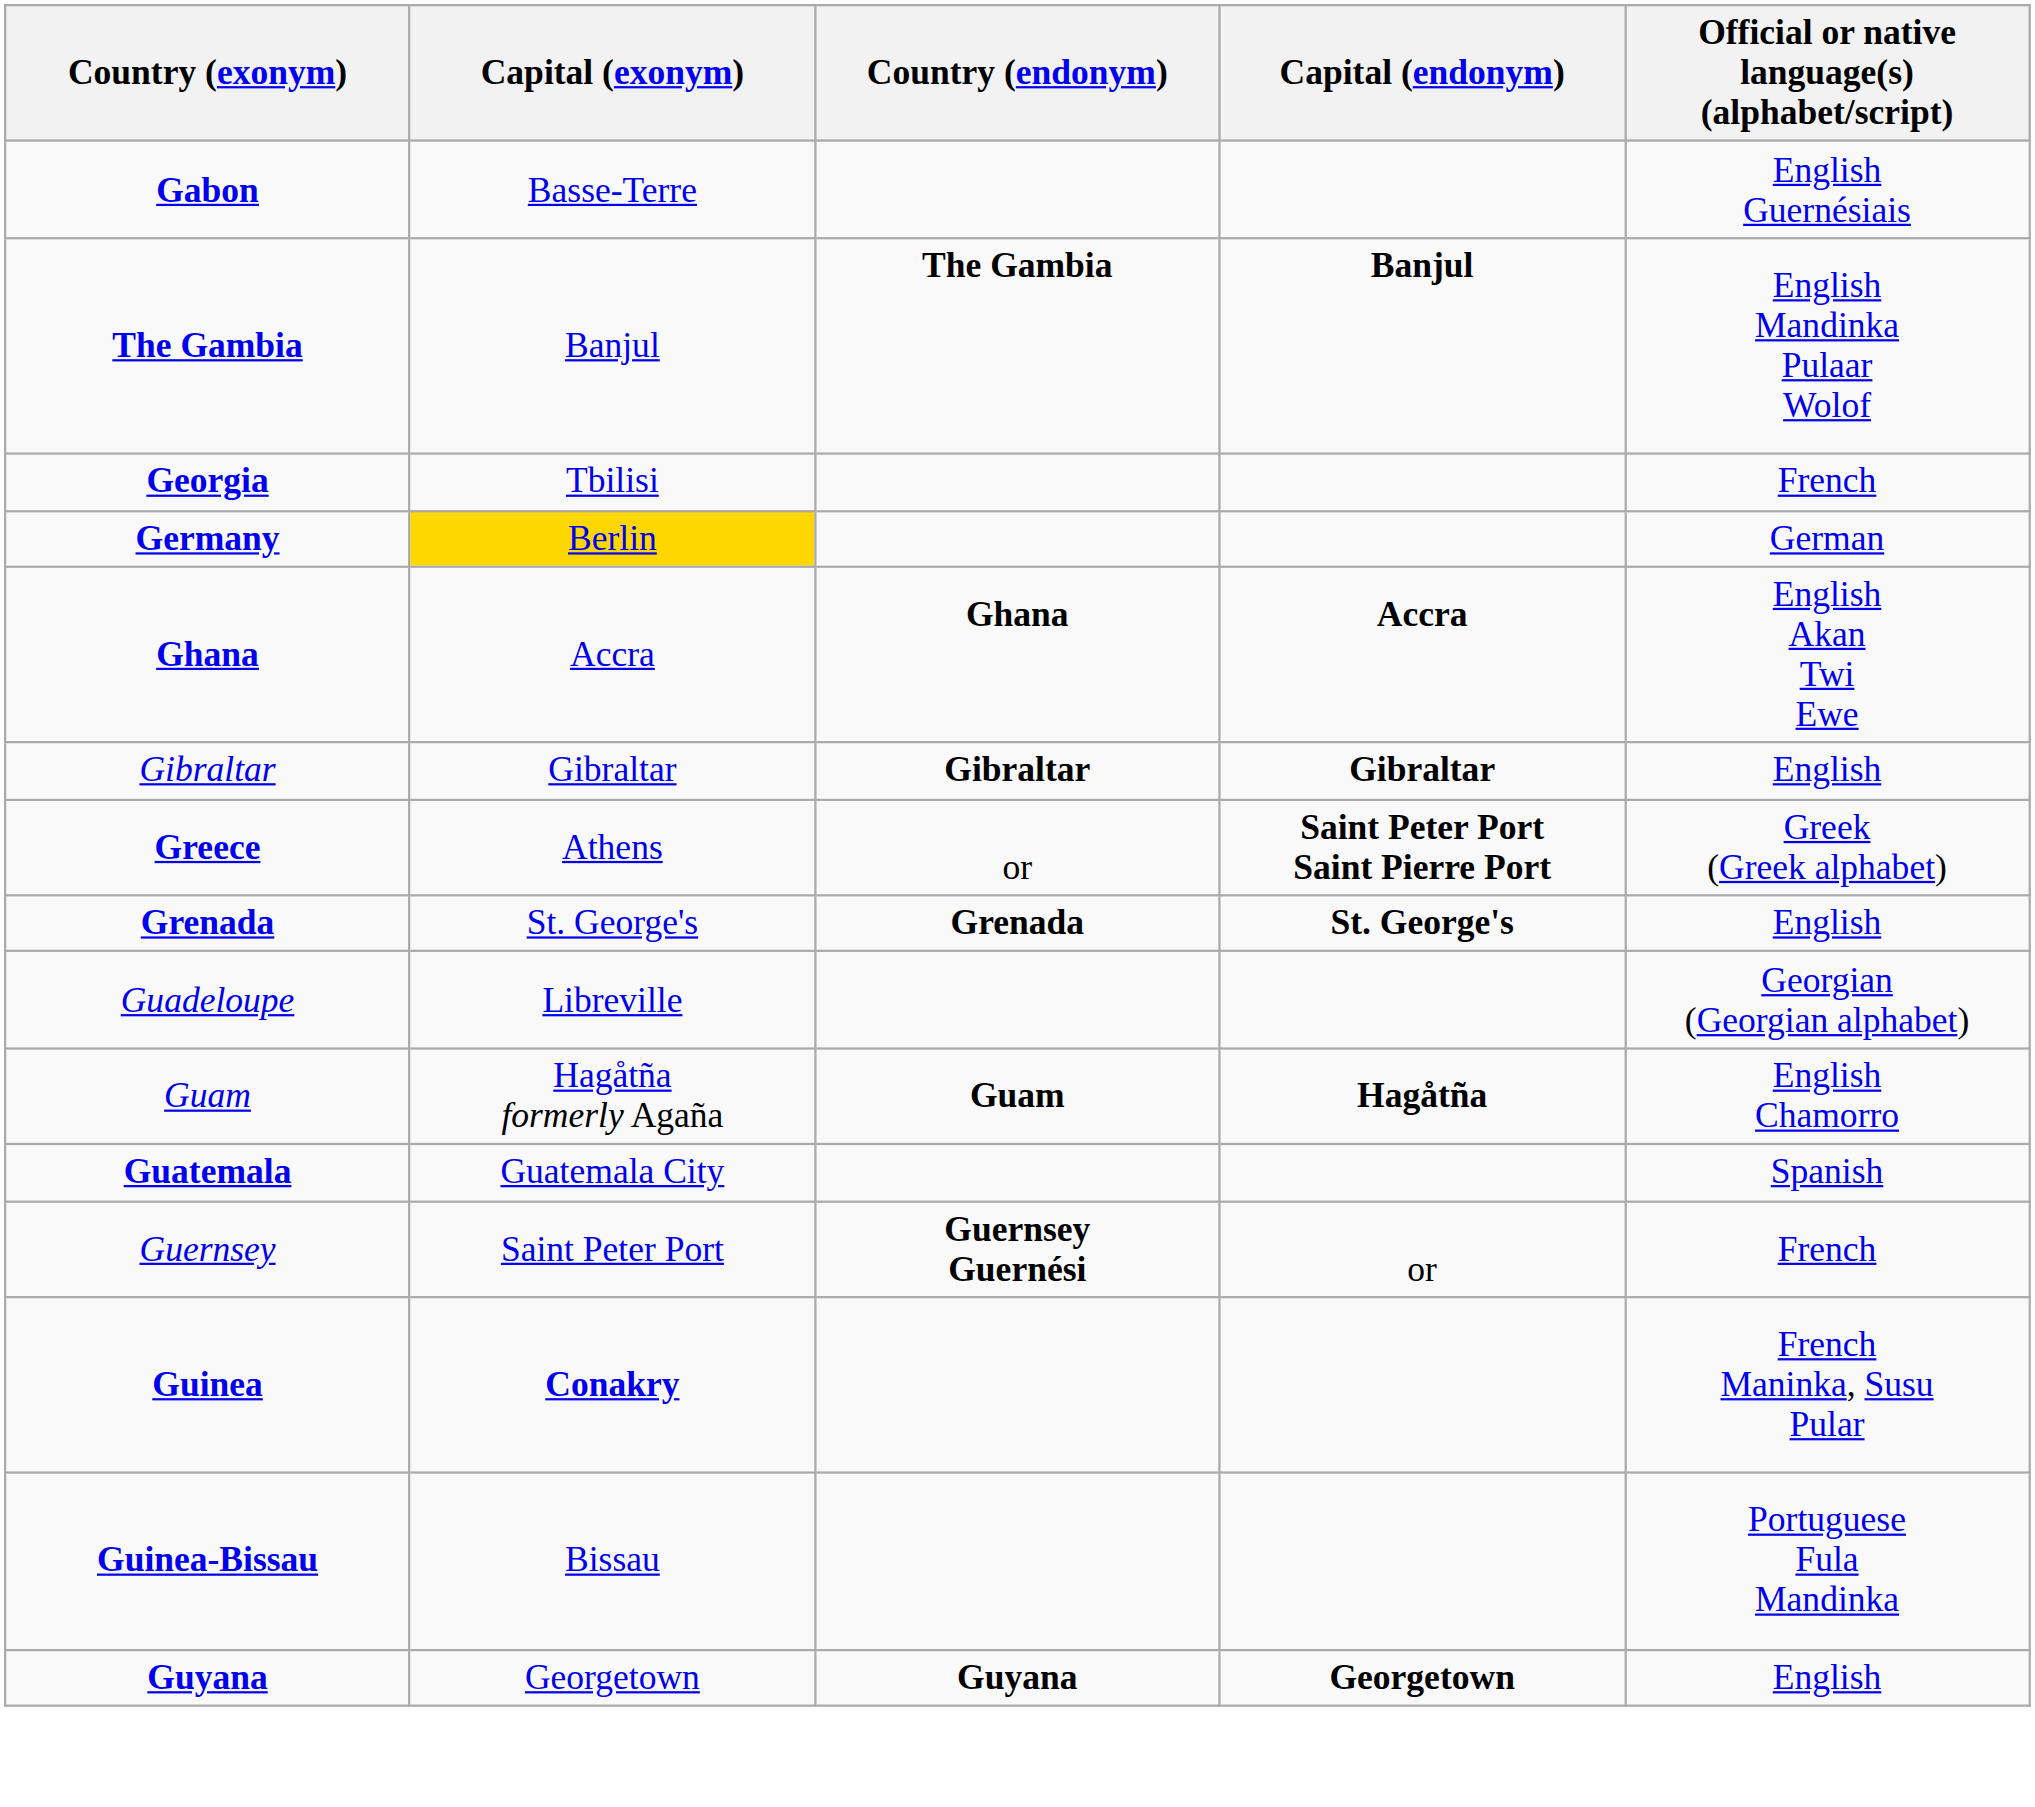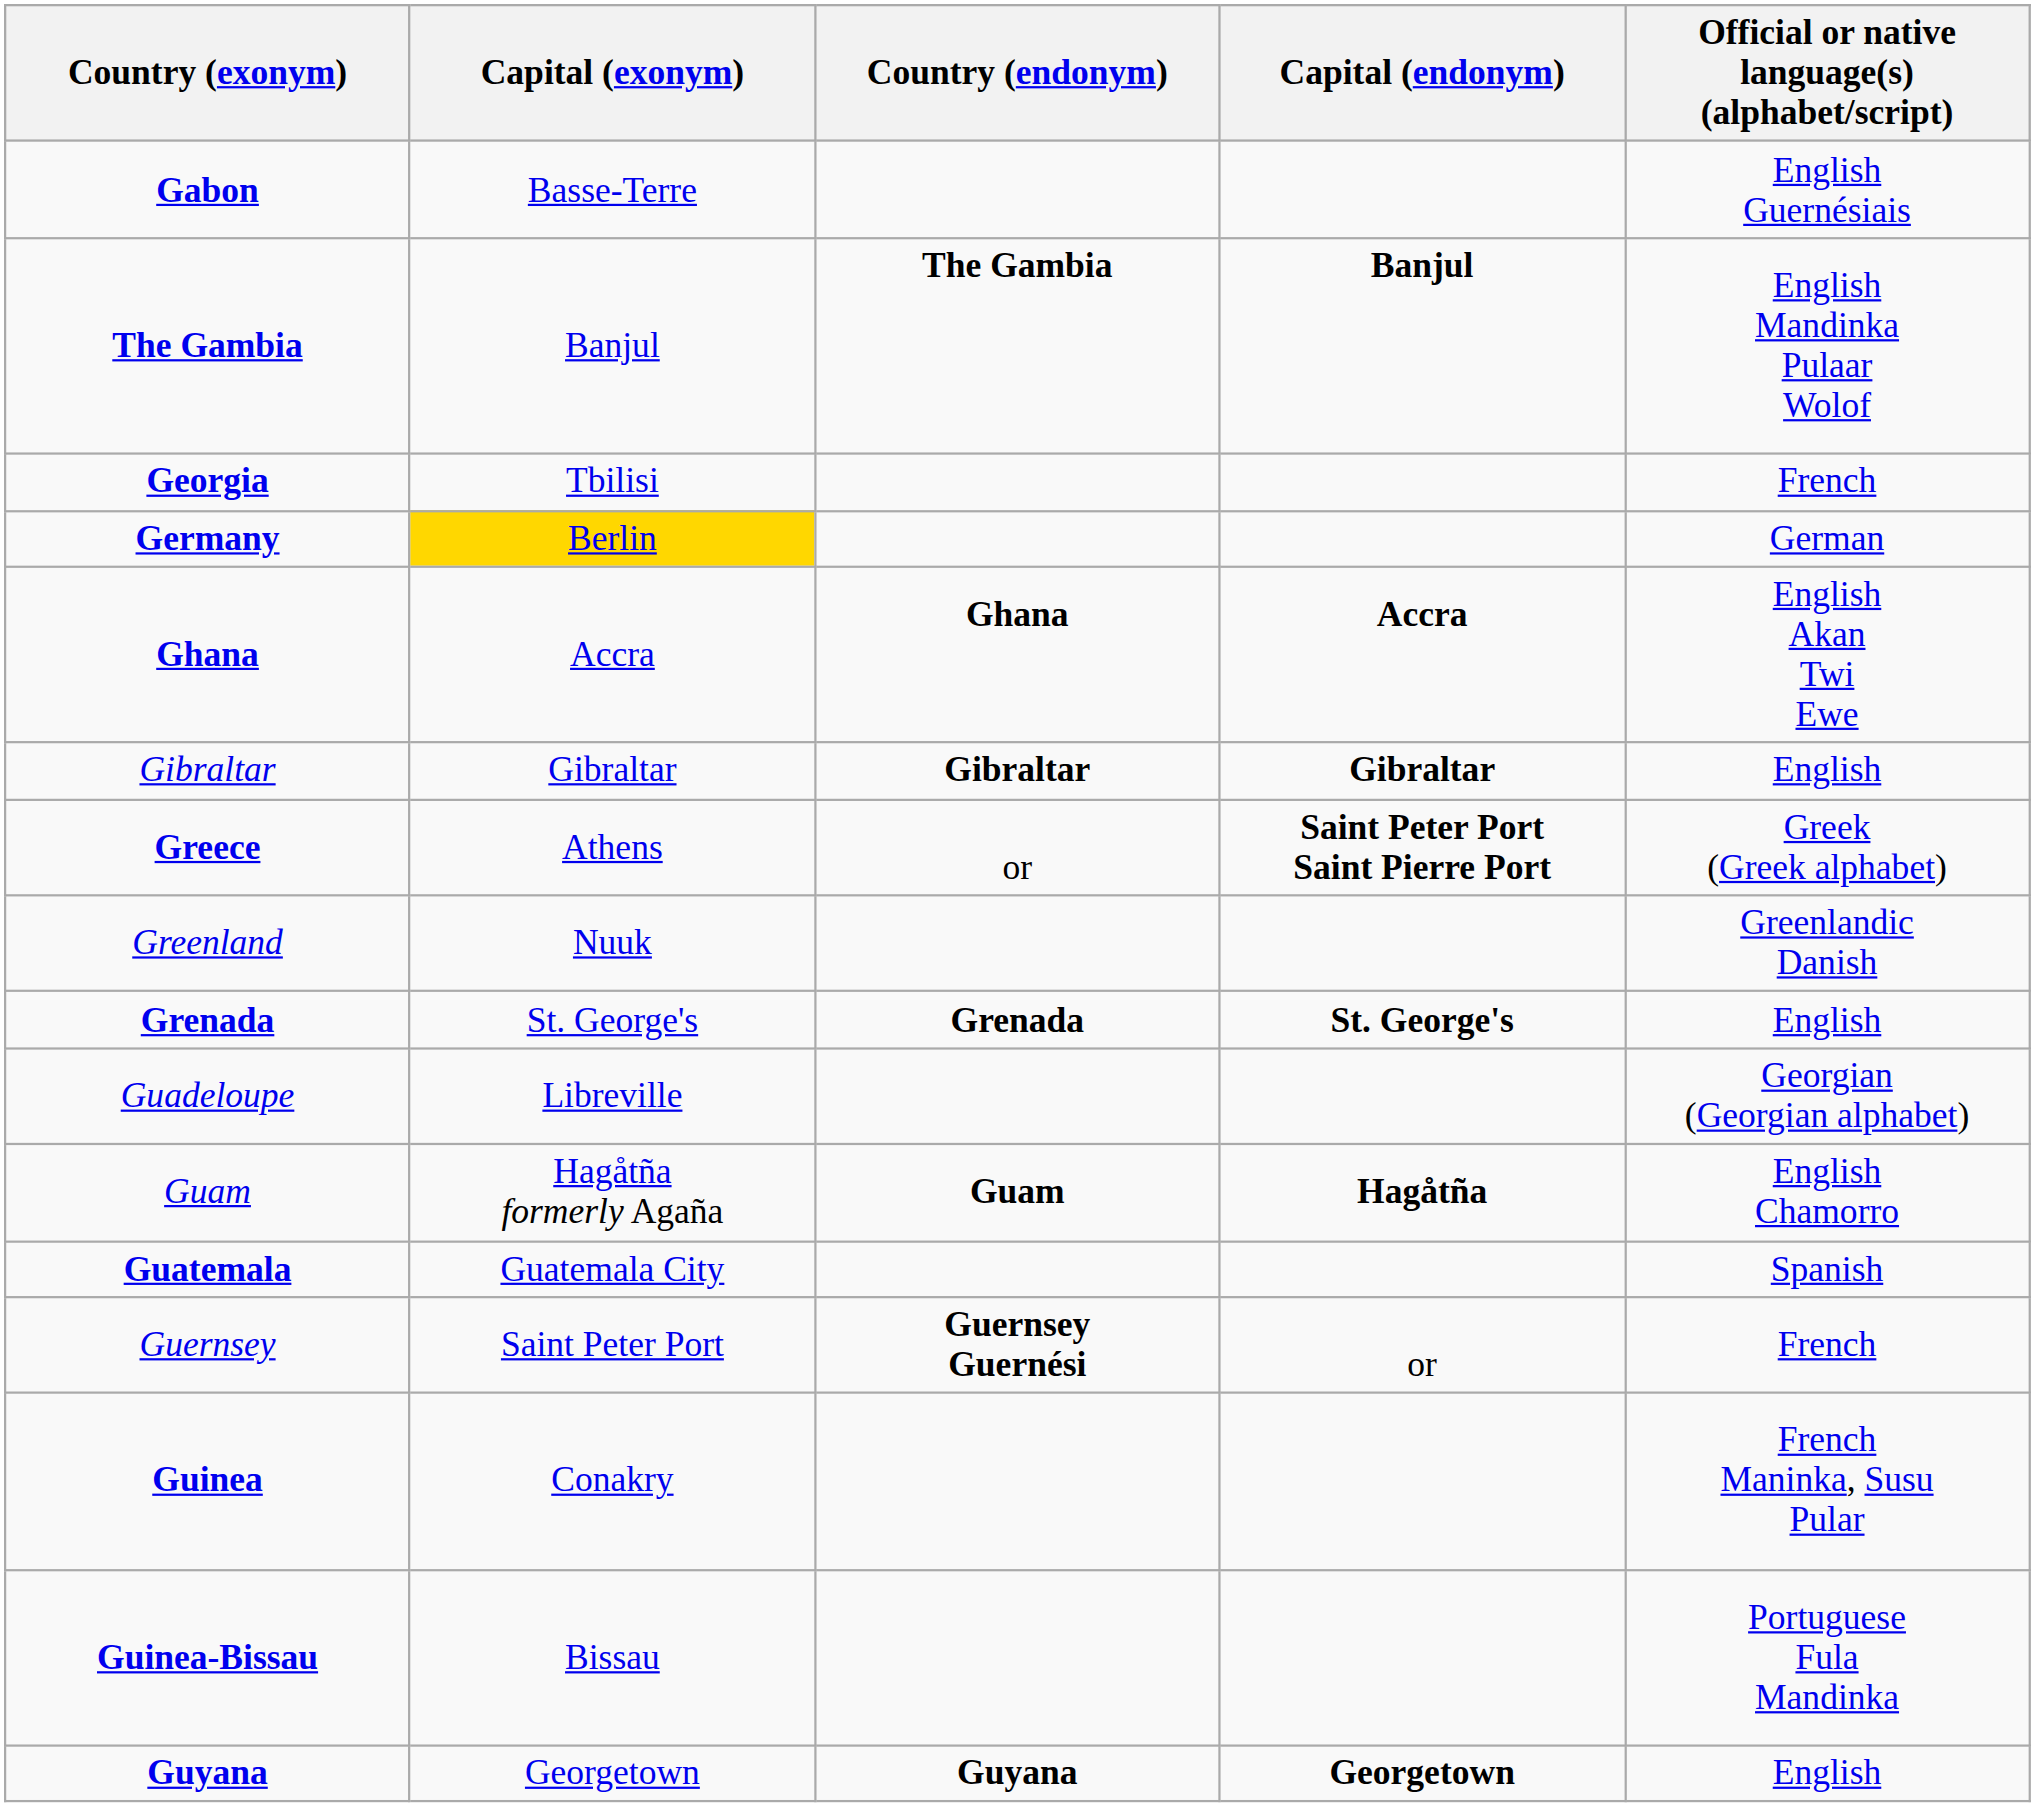+ row: (208, 942)
(612, 1384) bold -> (612, 1480) normal
